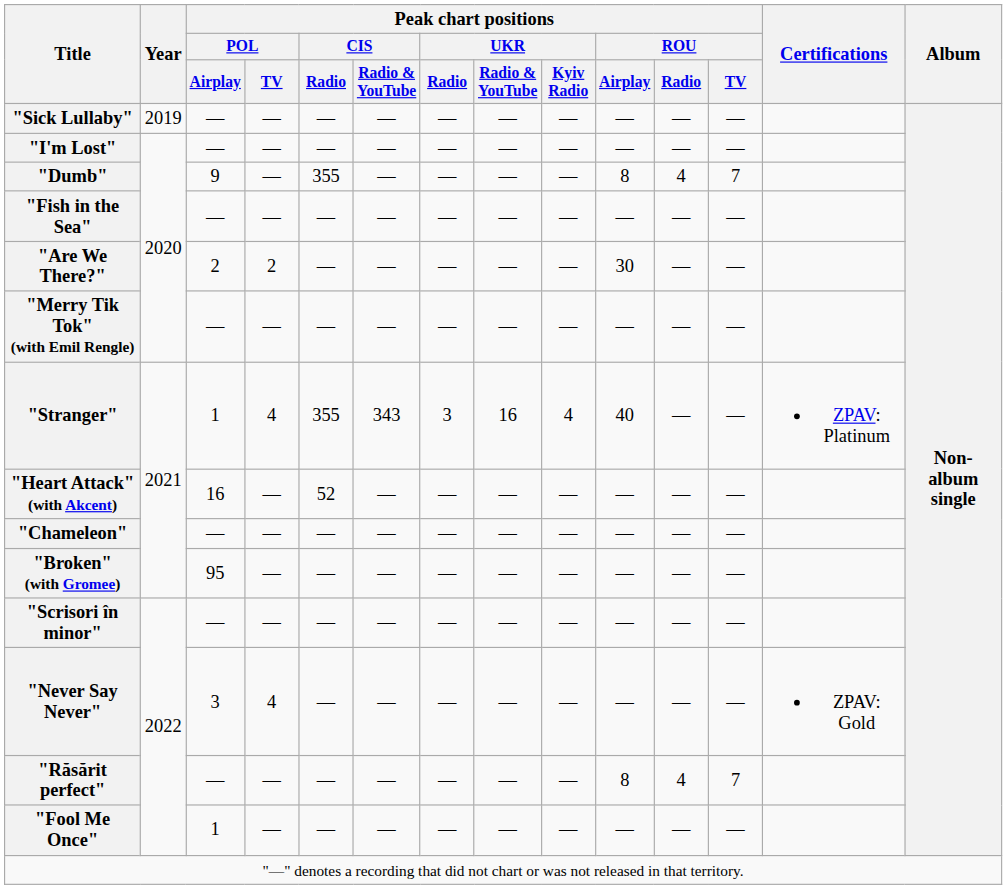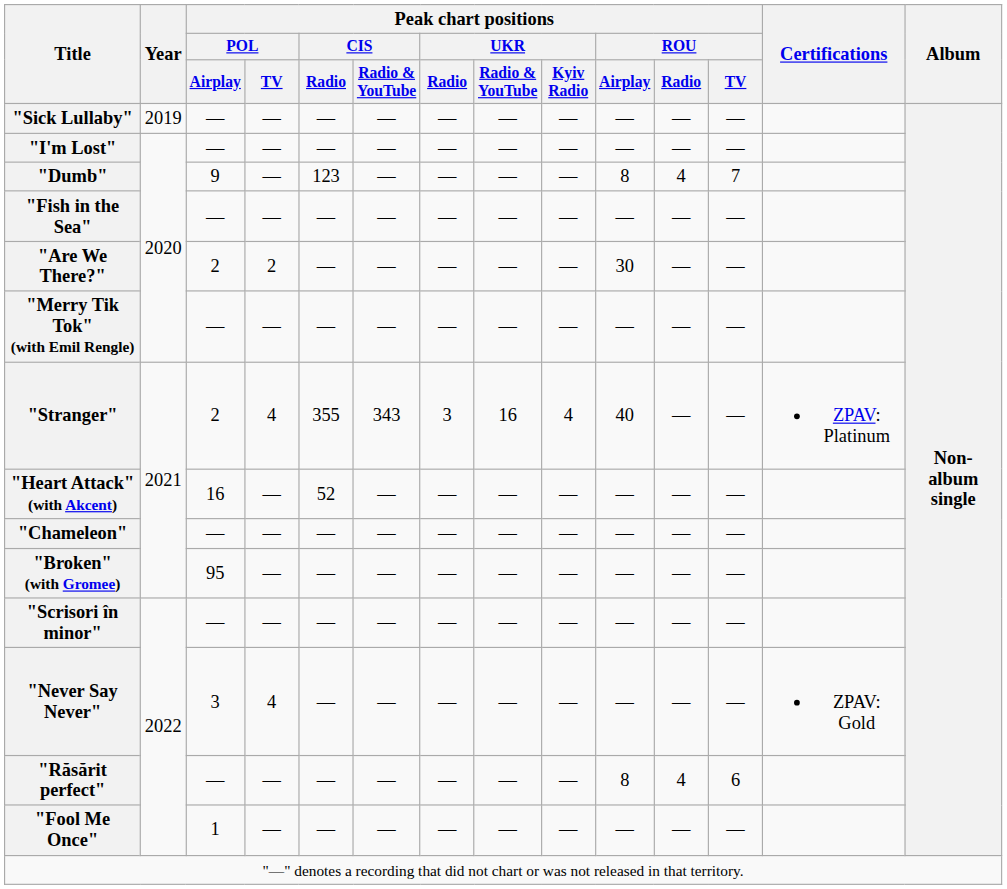(326, 176) 355 -> (326, 176) 123
(215, 415) 1 -> (215, 415) 2
(736, 780) 7 -> (736, 780) 6
